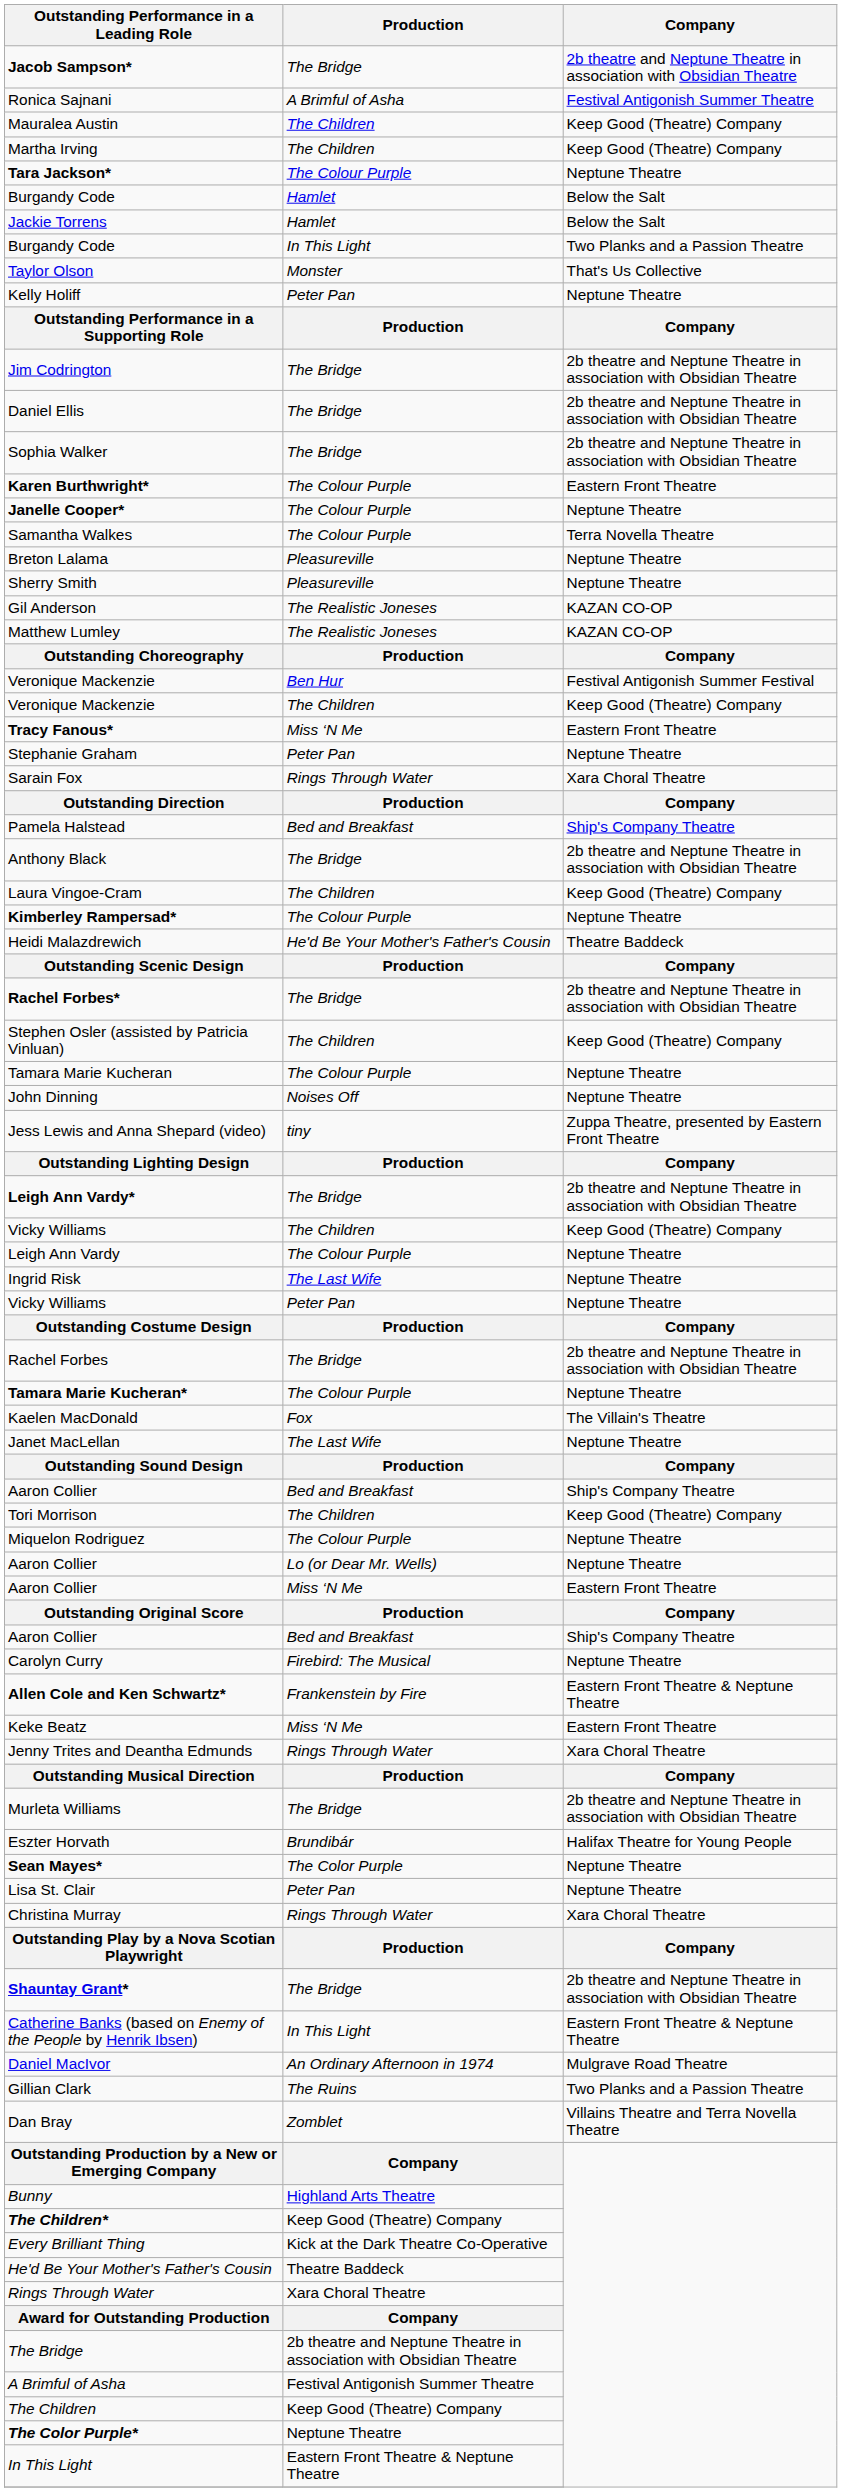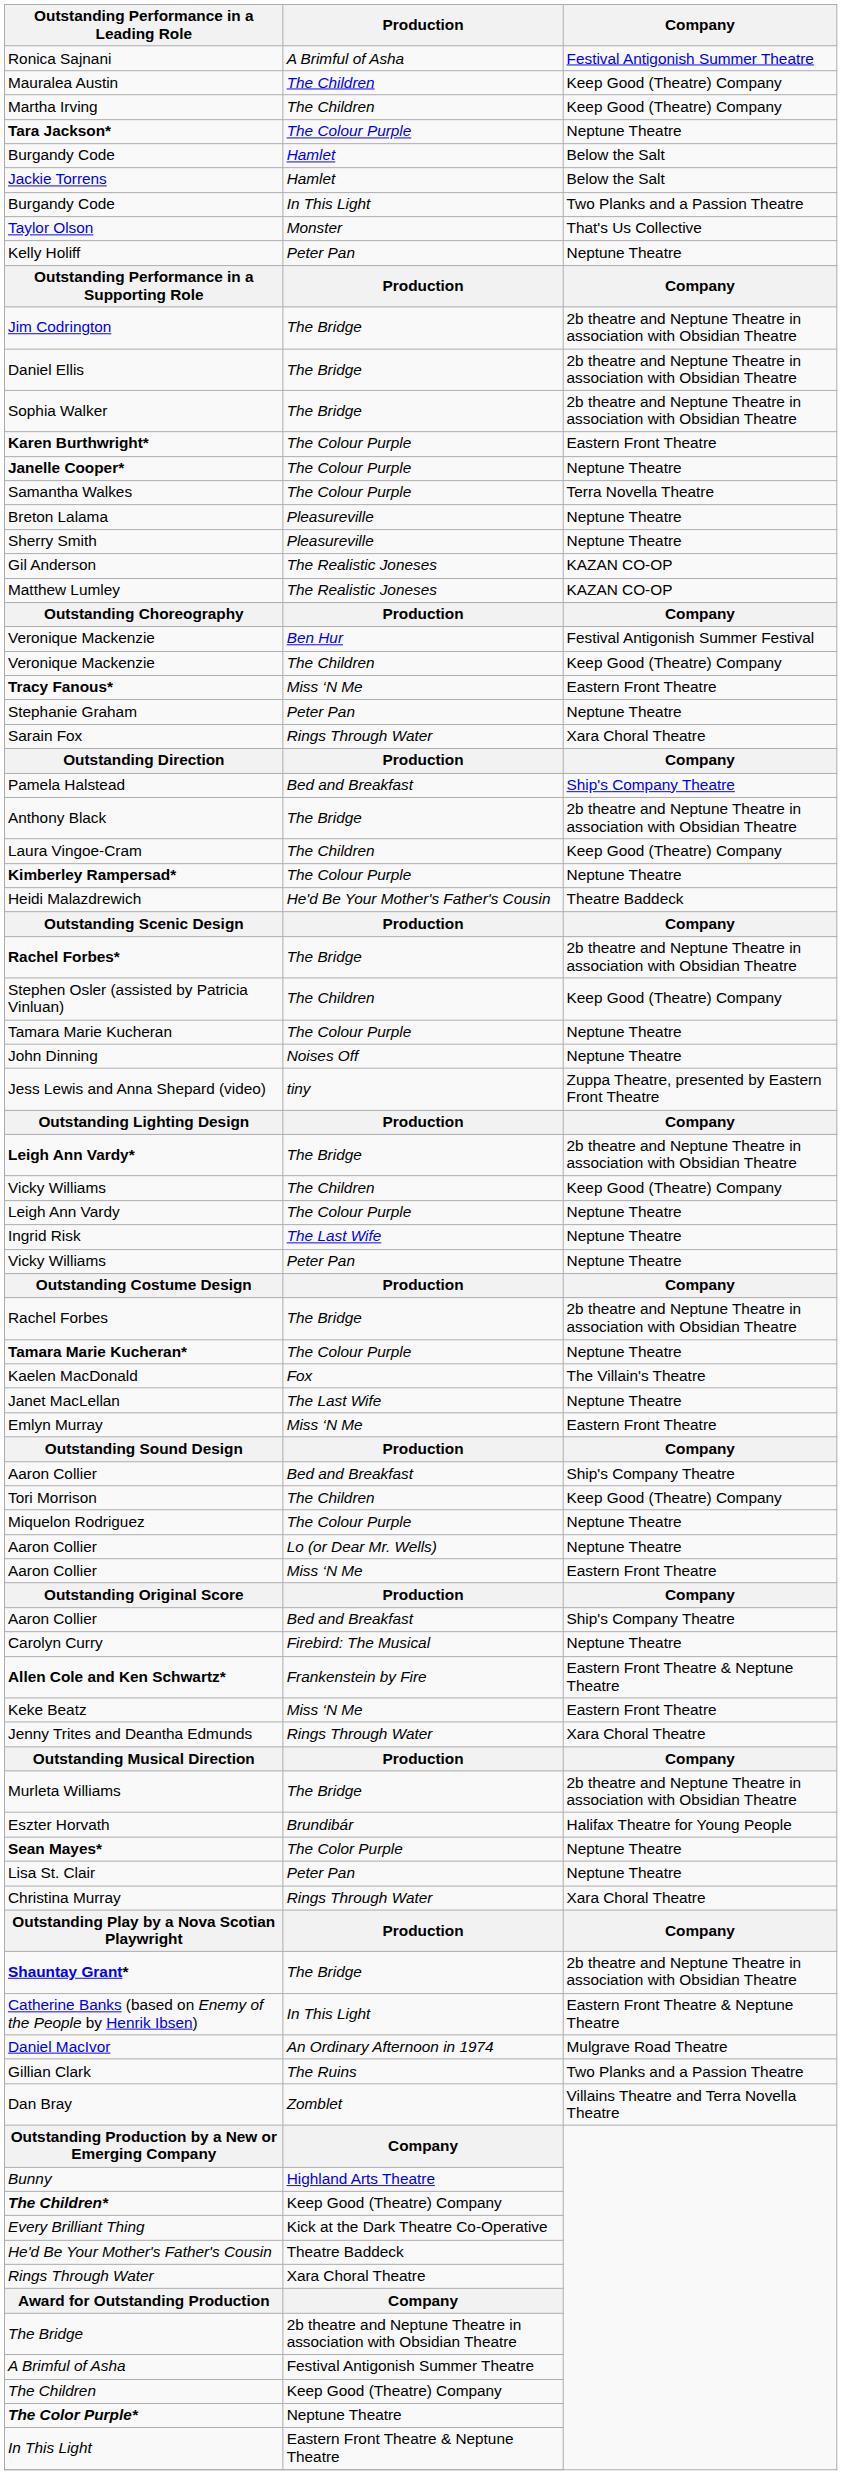- row: (70, 66)
+ row: (55, 1424)
